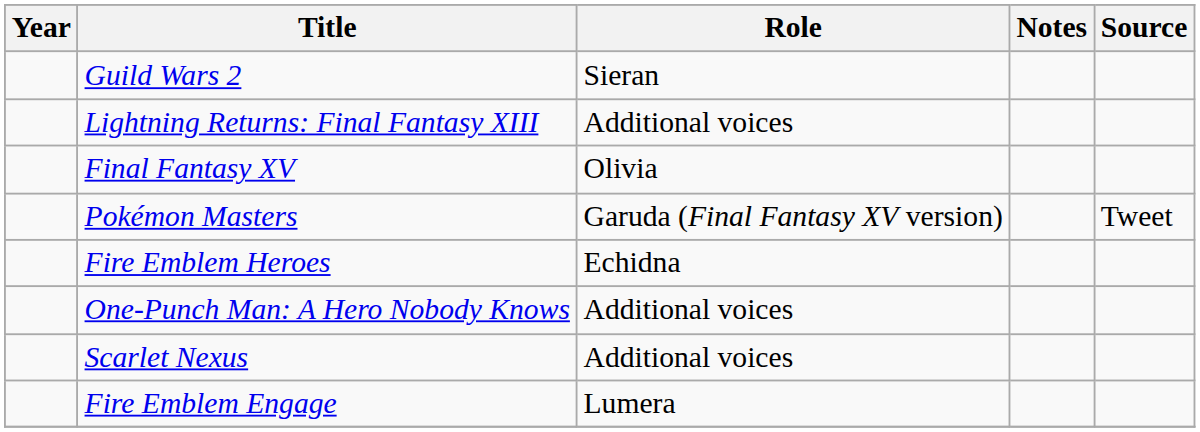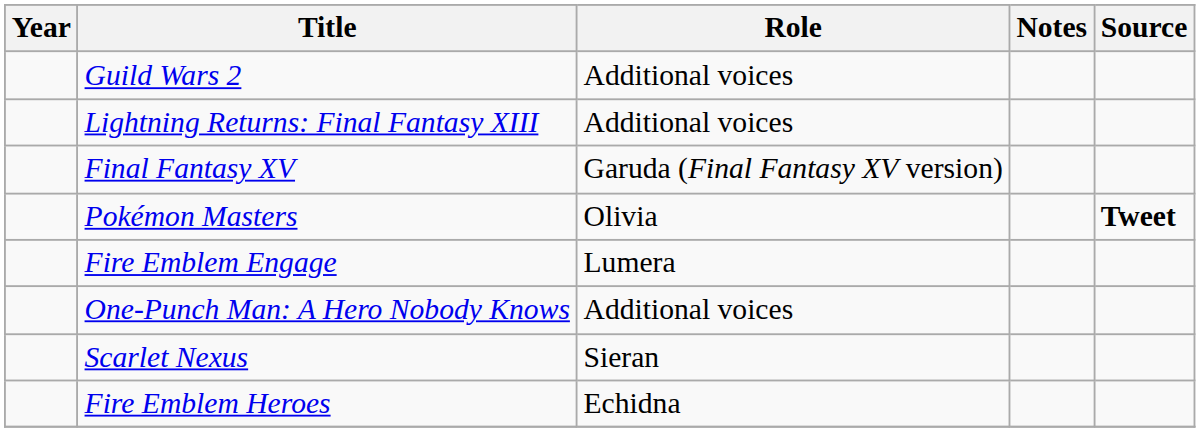(621, 74) Sieran -> (688, 74) Additional voices
(621, 168) Olivia -> (793, 168) Garuda (Final Fantasy XV version)
(793, 215) Garuda (Final Fantasy XV version) -> (621, 215) Olivia
(1137, 215) normal -> (1138, 215) bold
rows swapped: (208, 262) <-> (211, 403)
(688, 356) Additional voices -> (621, 356) Sieran
